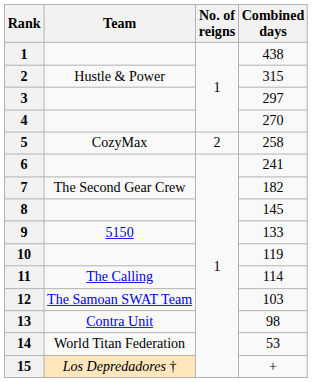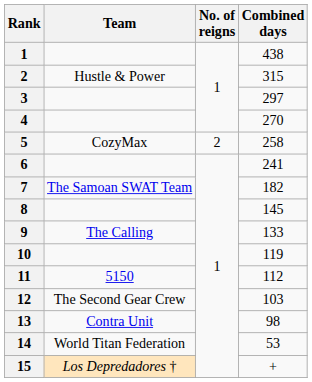(120, 187) The Second Gear Crew -> (120, 187) The Samoan SWAT Team
(120, 232) 5150 -> (120, 232) The Calling
(120, 277) The Calling -> (120, 277) 5150
(273, 277) 114 -> (273, 277) 112
(120, 299) The Samoan SWAT Team -> (120, 299) The Second Gear Crew
